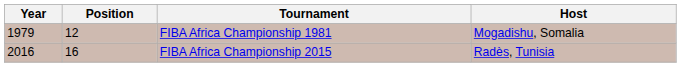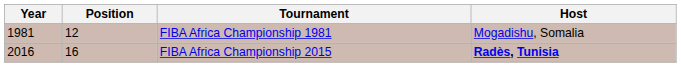(21, 33) 1979 -> (21, 33) 1981
(514, 52) normal -> (516, 52) bold
